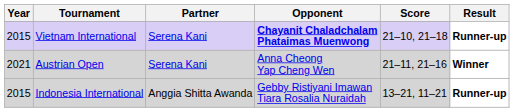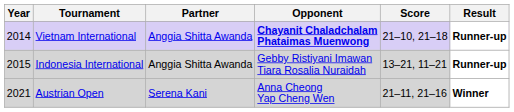(19, 36) 2015 -> (19, 36) 2014
(178, 36) Serena Kani -> (200, 36) Anggia Shitta Awanda
rows swapped: (89, 93) <-> (70, 65)
